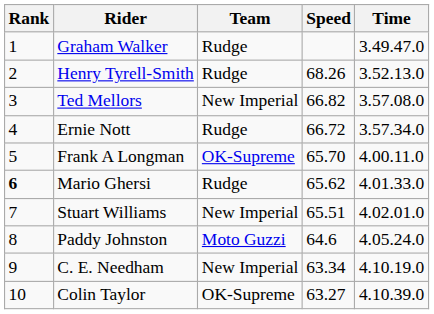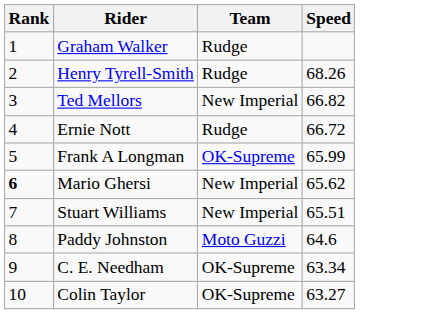- column: (392, 18)
(326, 156) 65.70 -> (326, 156) 65.99
(225, 184) Rudge -> (250, 184) New Imperial
(250, 267) New Imperial -> (248, 267) OK-Supreme
